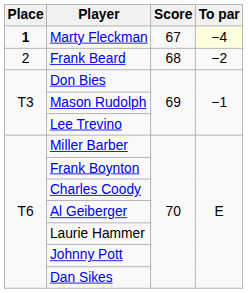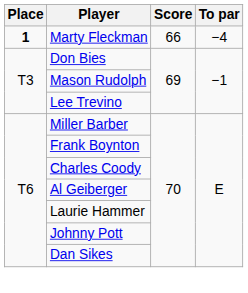(173, 37) 67 -> (173, 37) 66
(219, 37) lightyellow background -> (219, 37) no background
- row: (88, 59)
